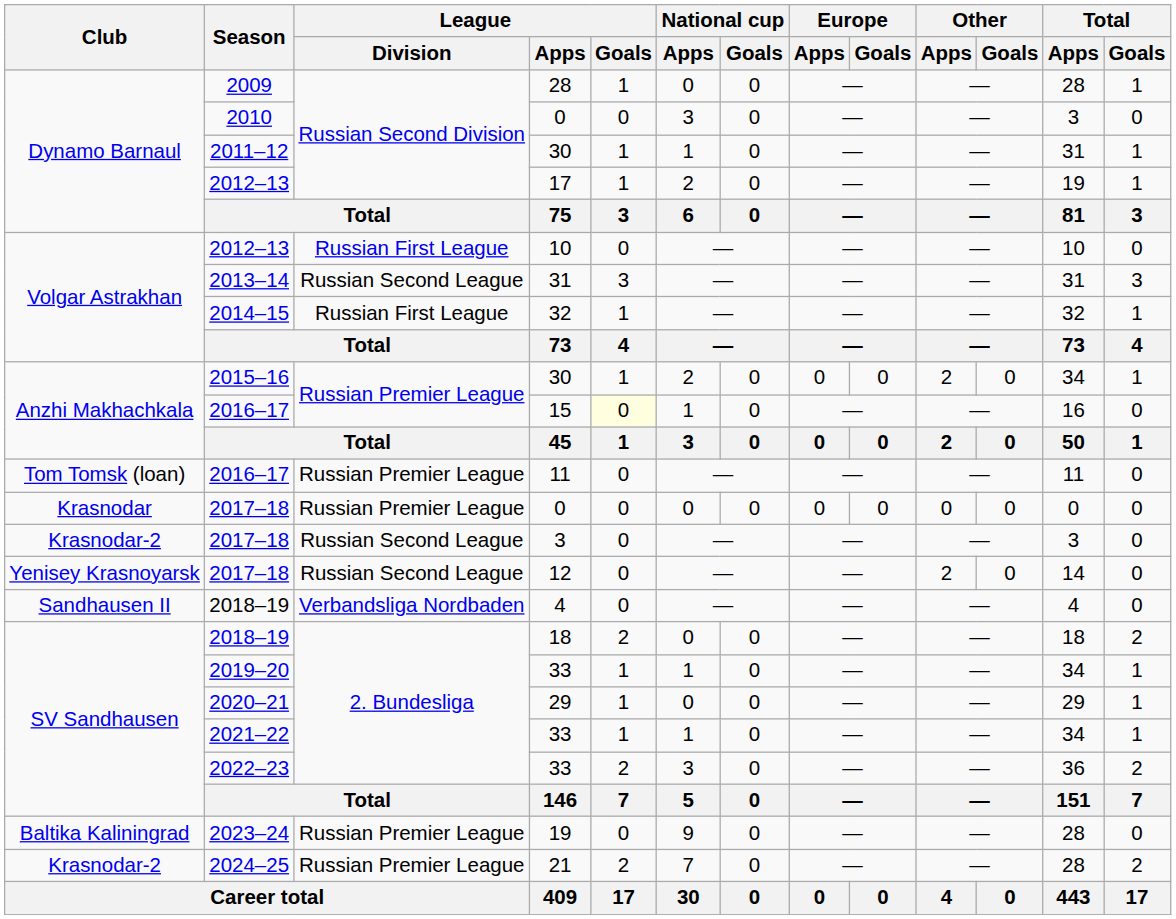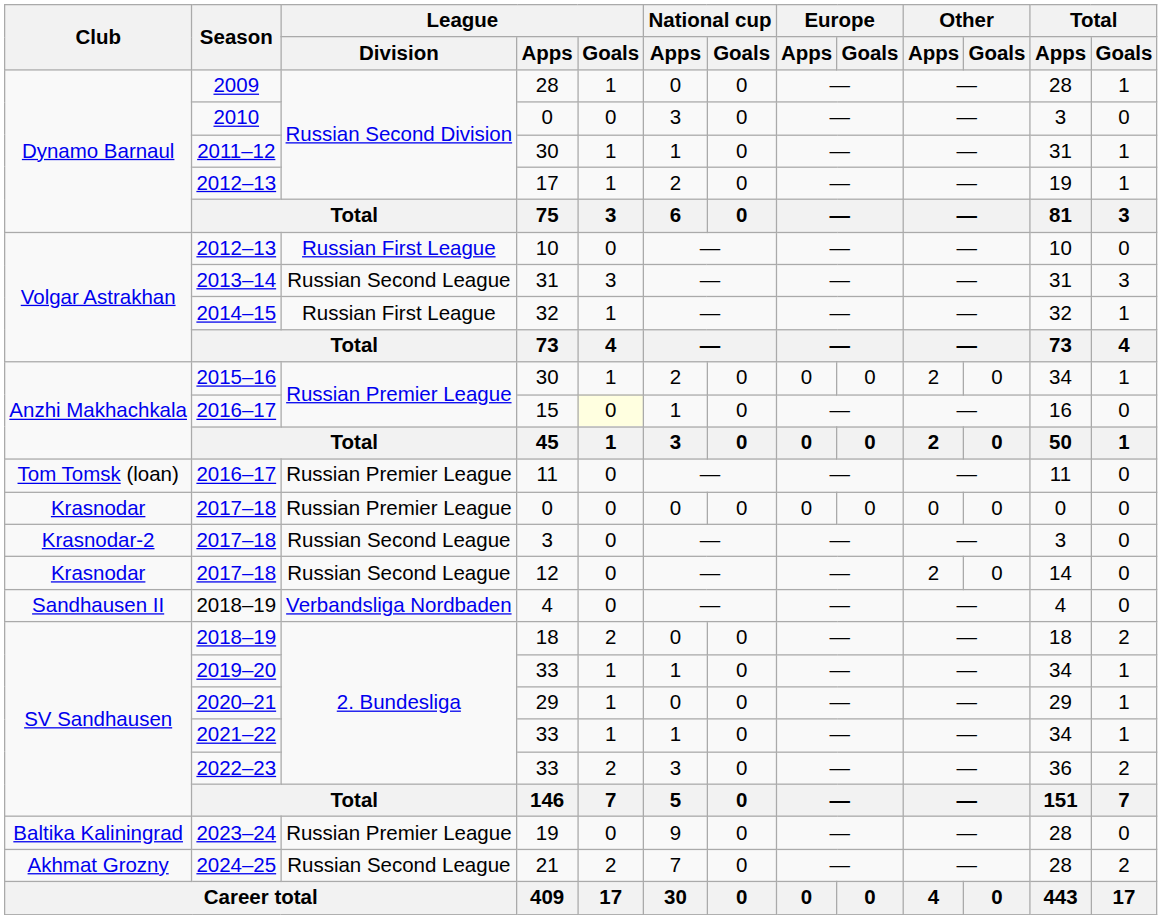(105, 572) Yenisey Krasnoyarsk -> (98, 572) Krasnodar
(105, 865) Krasnodar-2 -> (98, 865) Akhmat Grozny
(412, 865) Russian Premier League -> (399, 865) Russian Second League
